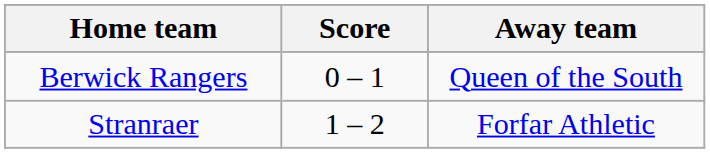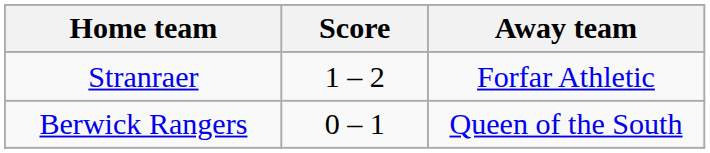rows swapped: (143, 123) <-> (143, 76)
